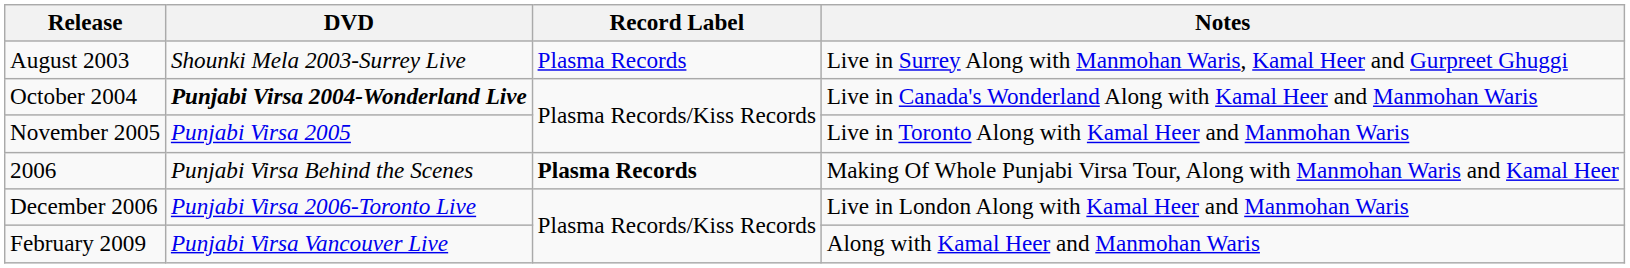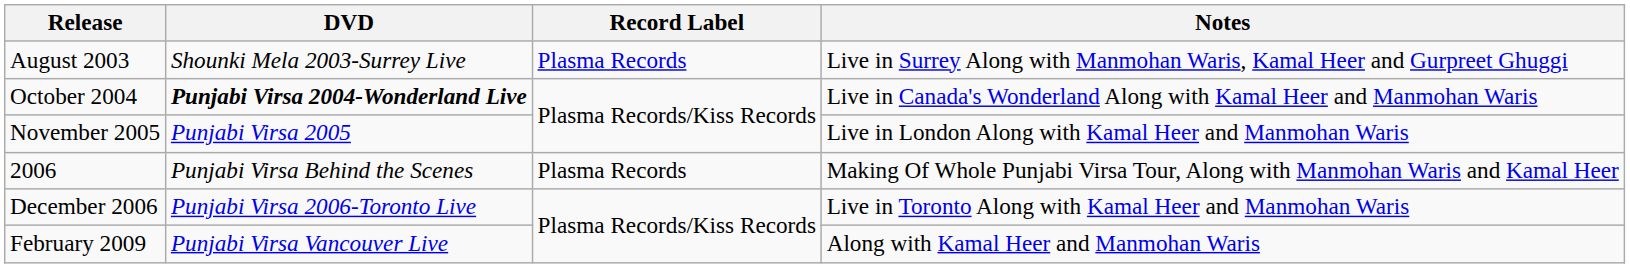(1118, 133) Live in Toronto Along with Kamal Heer and Manmohan Waris -> (1118, 133) Live in London Along with Kamal Heer and Manmohan Waris
(617, 170) bold -> (612, 170) normal
(1118, 206) Live in London Along with Kamal Heer and Manmohan Waris -> (1118, 206) Live in Toronto Along with Kamal Heer and Manmohan Waris
